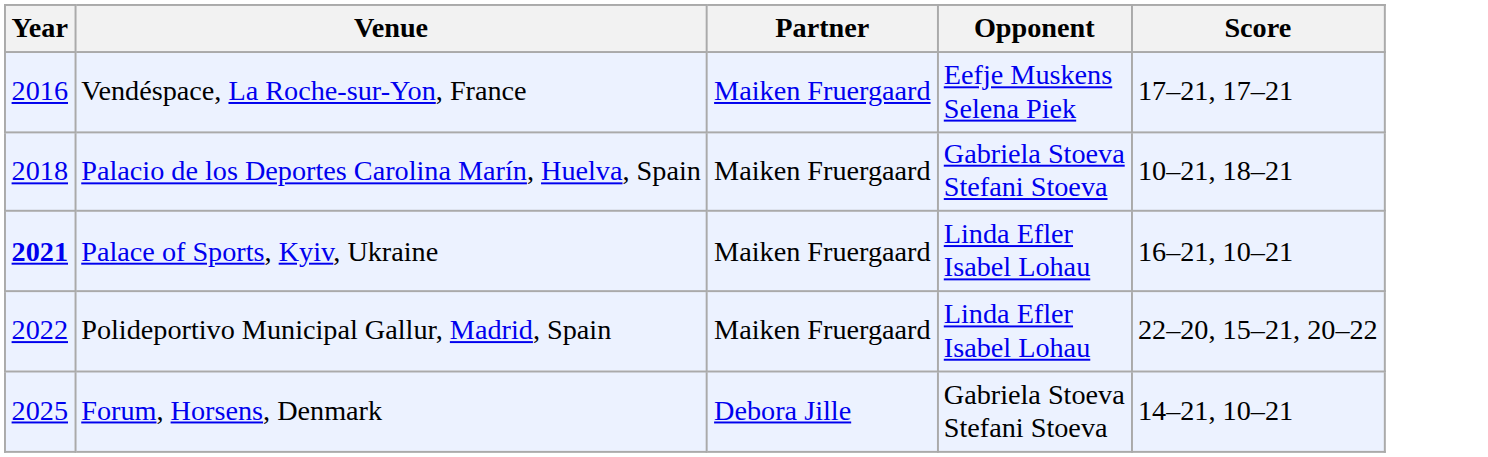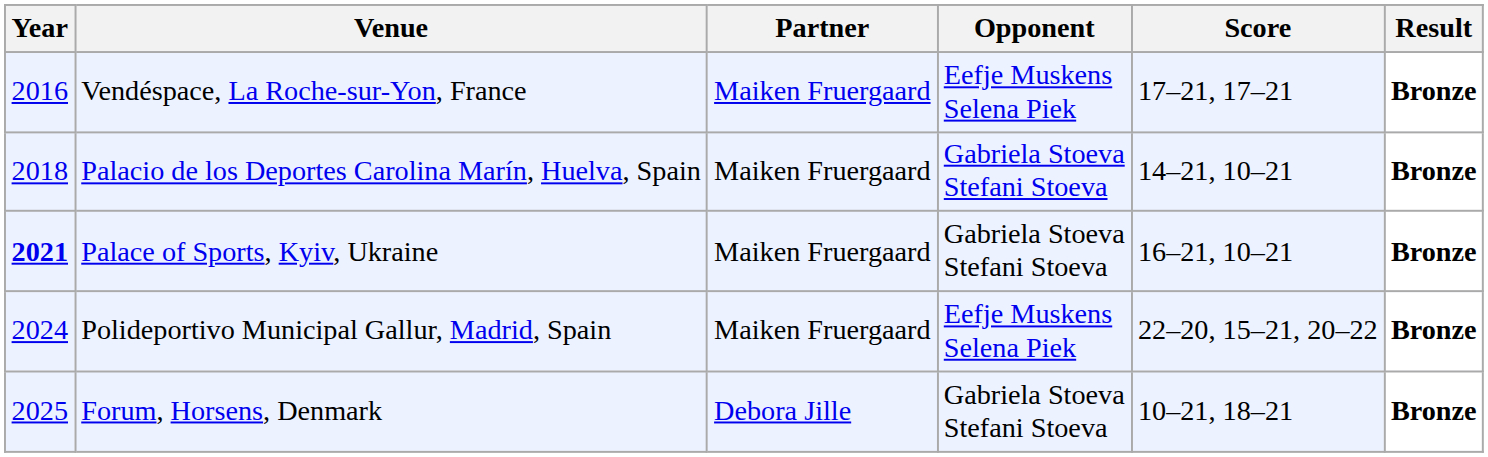+ column: (1434, 28)
(1216, 171) 10–21, 18–21 -> (1216, 171) 14–21, 10–21
(1017, 251) Linda Efler Isabel Lohau -> (1034, 251) Gabriela Stoeva Stefani Stoeva
(40, 330) 2022 -> (40, 330) 2024
(1017, 330) Linda Efler Isabel Lohau -> (1028, 330) Eefje Muskens Selena Piek
(1216, 410) 14–21, 10–21 -> (1216, 410) 10–21, 18–21
